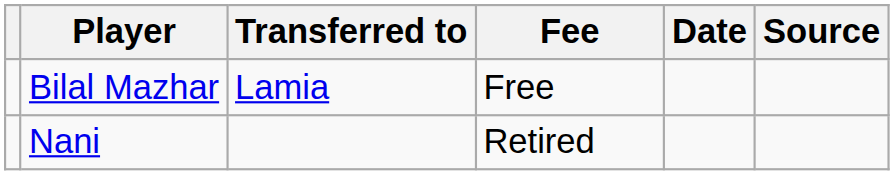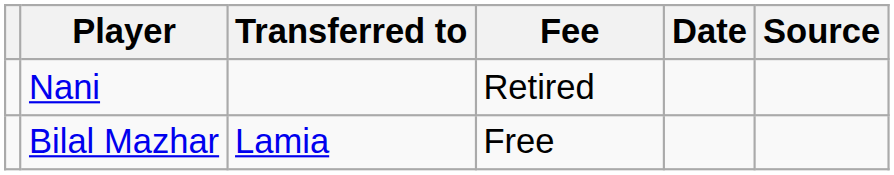rows swapped: (65, 141) <-> (124, 86)
